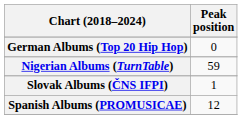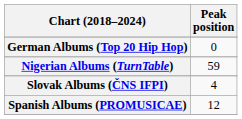(214, 85) 1 -> (214, 85) 4
